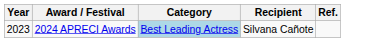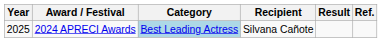+ column: (334, 12)
(18, 29) 2023 -> (18, 29) 2025
